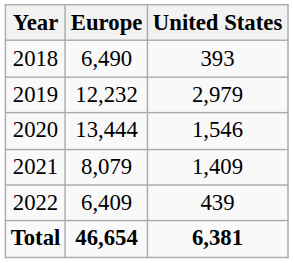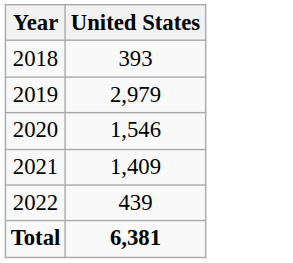- column: (107, 22)
